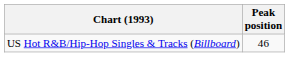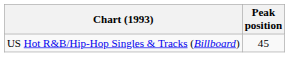(263, 43) 46 -> (263, 43) 45
